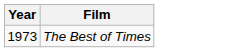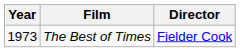+ column: (195, 15)
